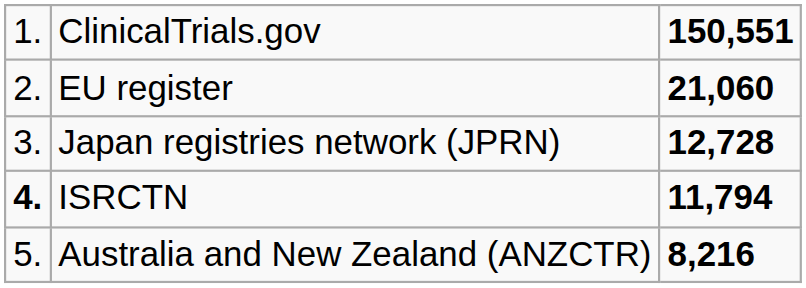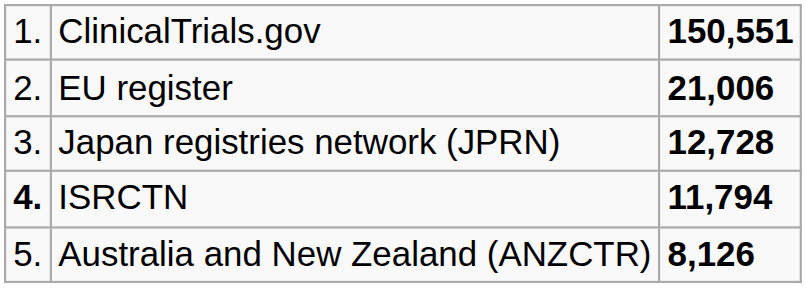(721, 87) 21,060 -> (721, 87) 21,006
(711, 253) 8,216 -> (711, 253) 8,126
